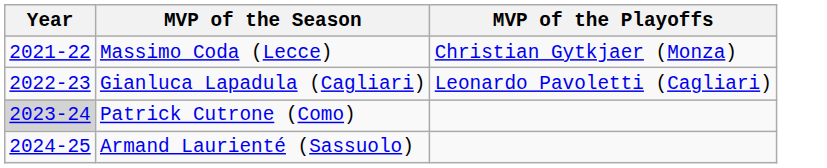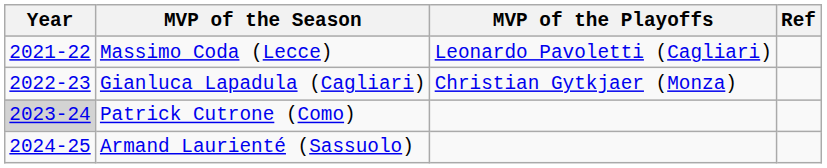+ column: (798, 21)
(586, 52) Christian Gytkjaer (Monza) -> (603, 52) Leonardo Pavoletti (Cagliari)
(603, 84) Leonardo Pavoletti (Cagliari) -> (586, 84) Christian Gytkjaer (Monza)
